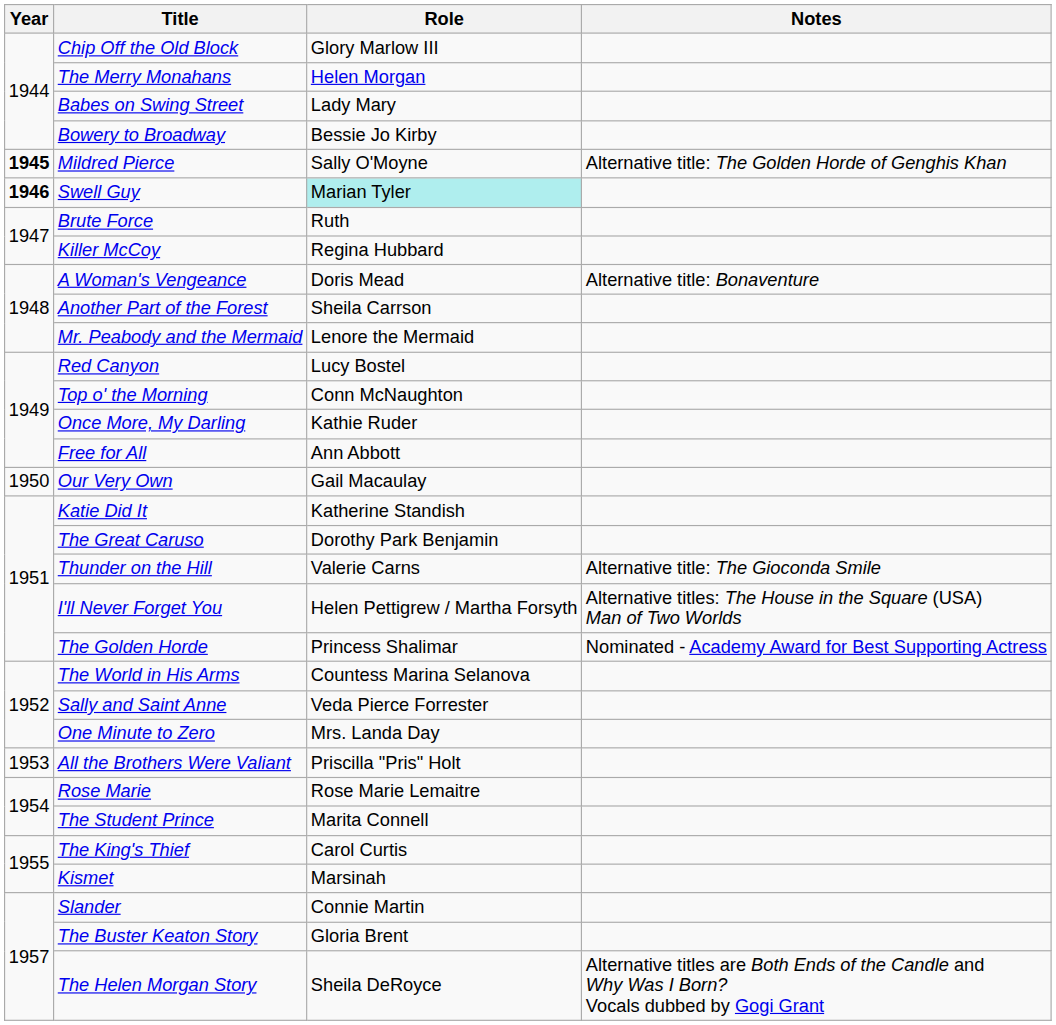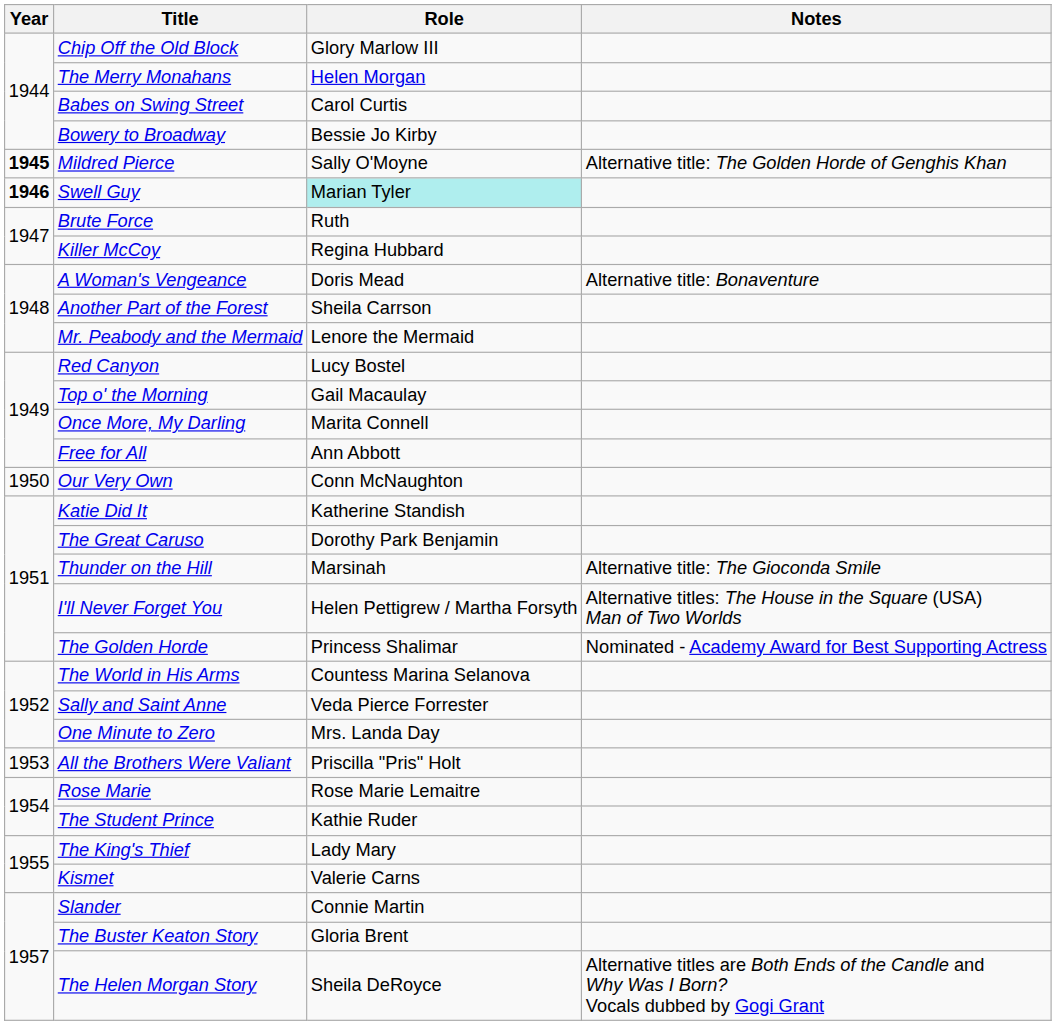(353, 105) Lady Mary -> (359, 105) Carol Curtis
(387, 395) Conn McNaughton -> (369, 395) Gail Macaulay
(364, 423) Kathie Ruder -> (370, 423) Marita Connell
(369, 481) Gail Macaulay -> (387, 481) Conn McNaughton
(365, 568) Valerie Carns -> (348, 568) Marsinah
(370, 820) Marita Connell -> (364, 820) Kathie Ruder
(359, 849) Carol Curtis -> (353, 849) Lady Mary
(348, 878) Marsinah -> (365, 878) Valerie Carns
